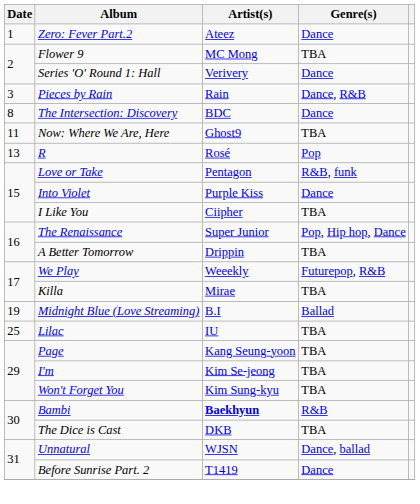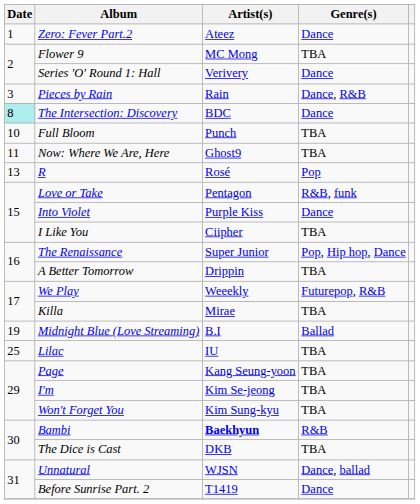(10, 113) no background -> (10, 113) paleturquoise background
+ row: (66, 133)
